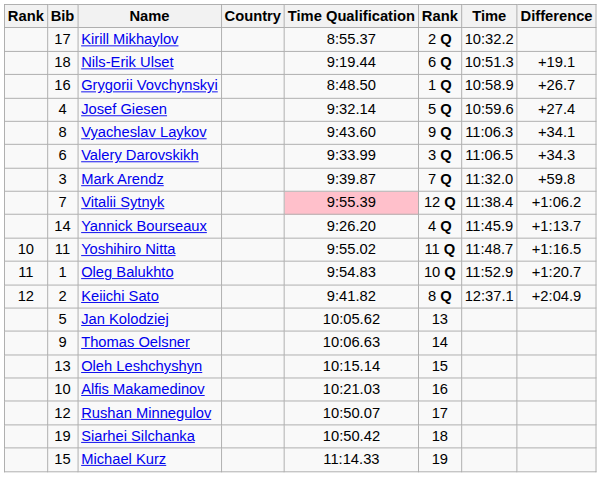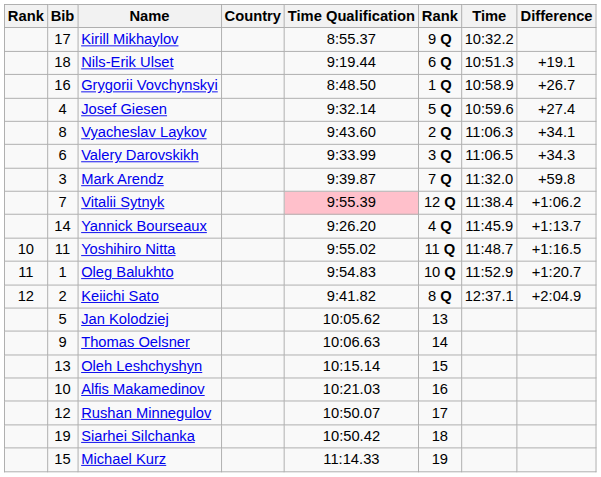(440, 39) 2 Q -> (440, 39) 9 Q
(440, 132) 9 Q -> (440, 132) 2 Q
